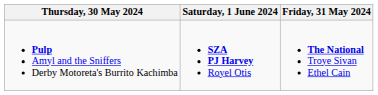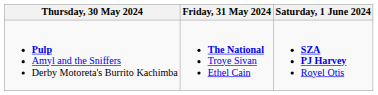columns swapped: (327, 12) <-> (230, 12)
